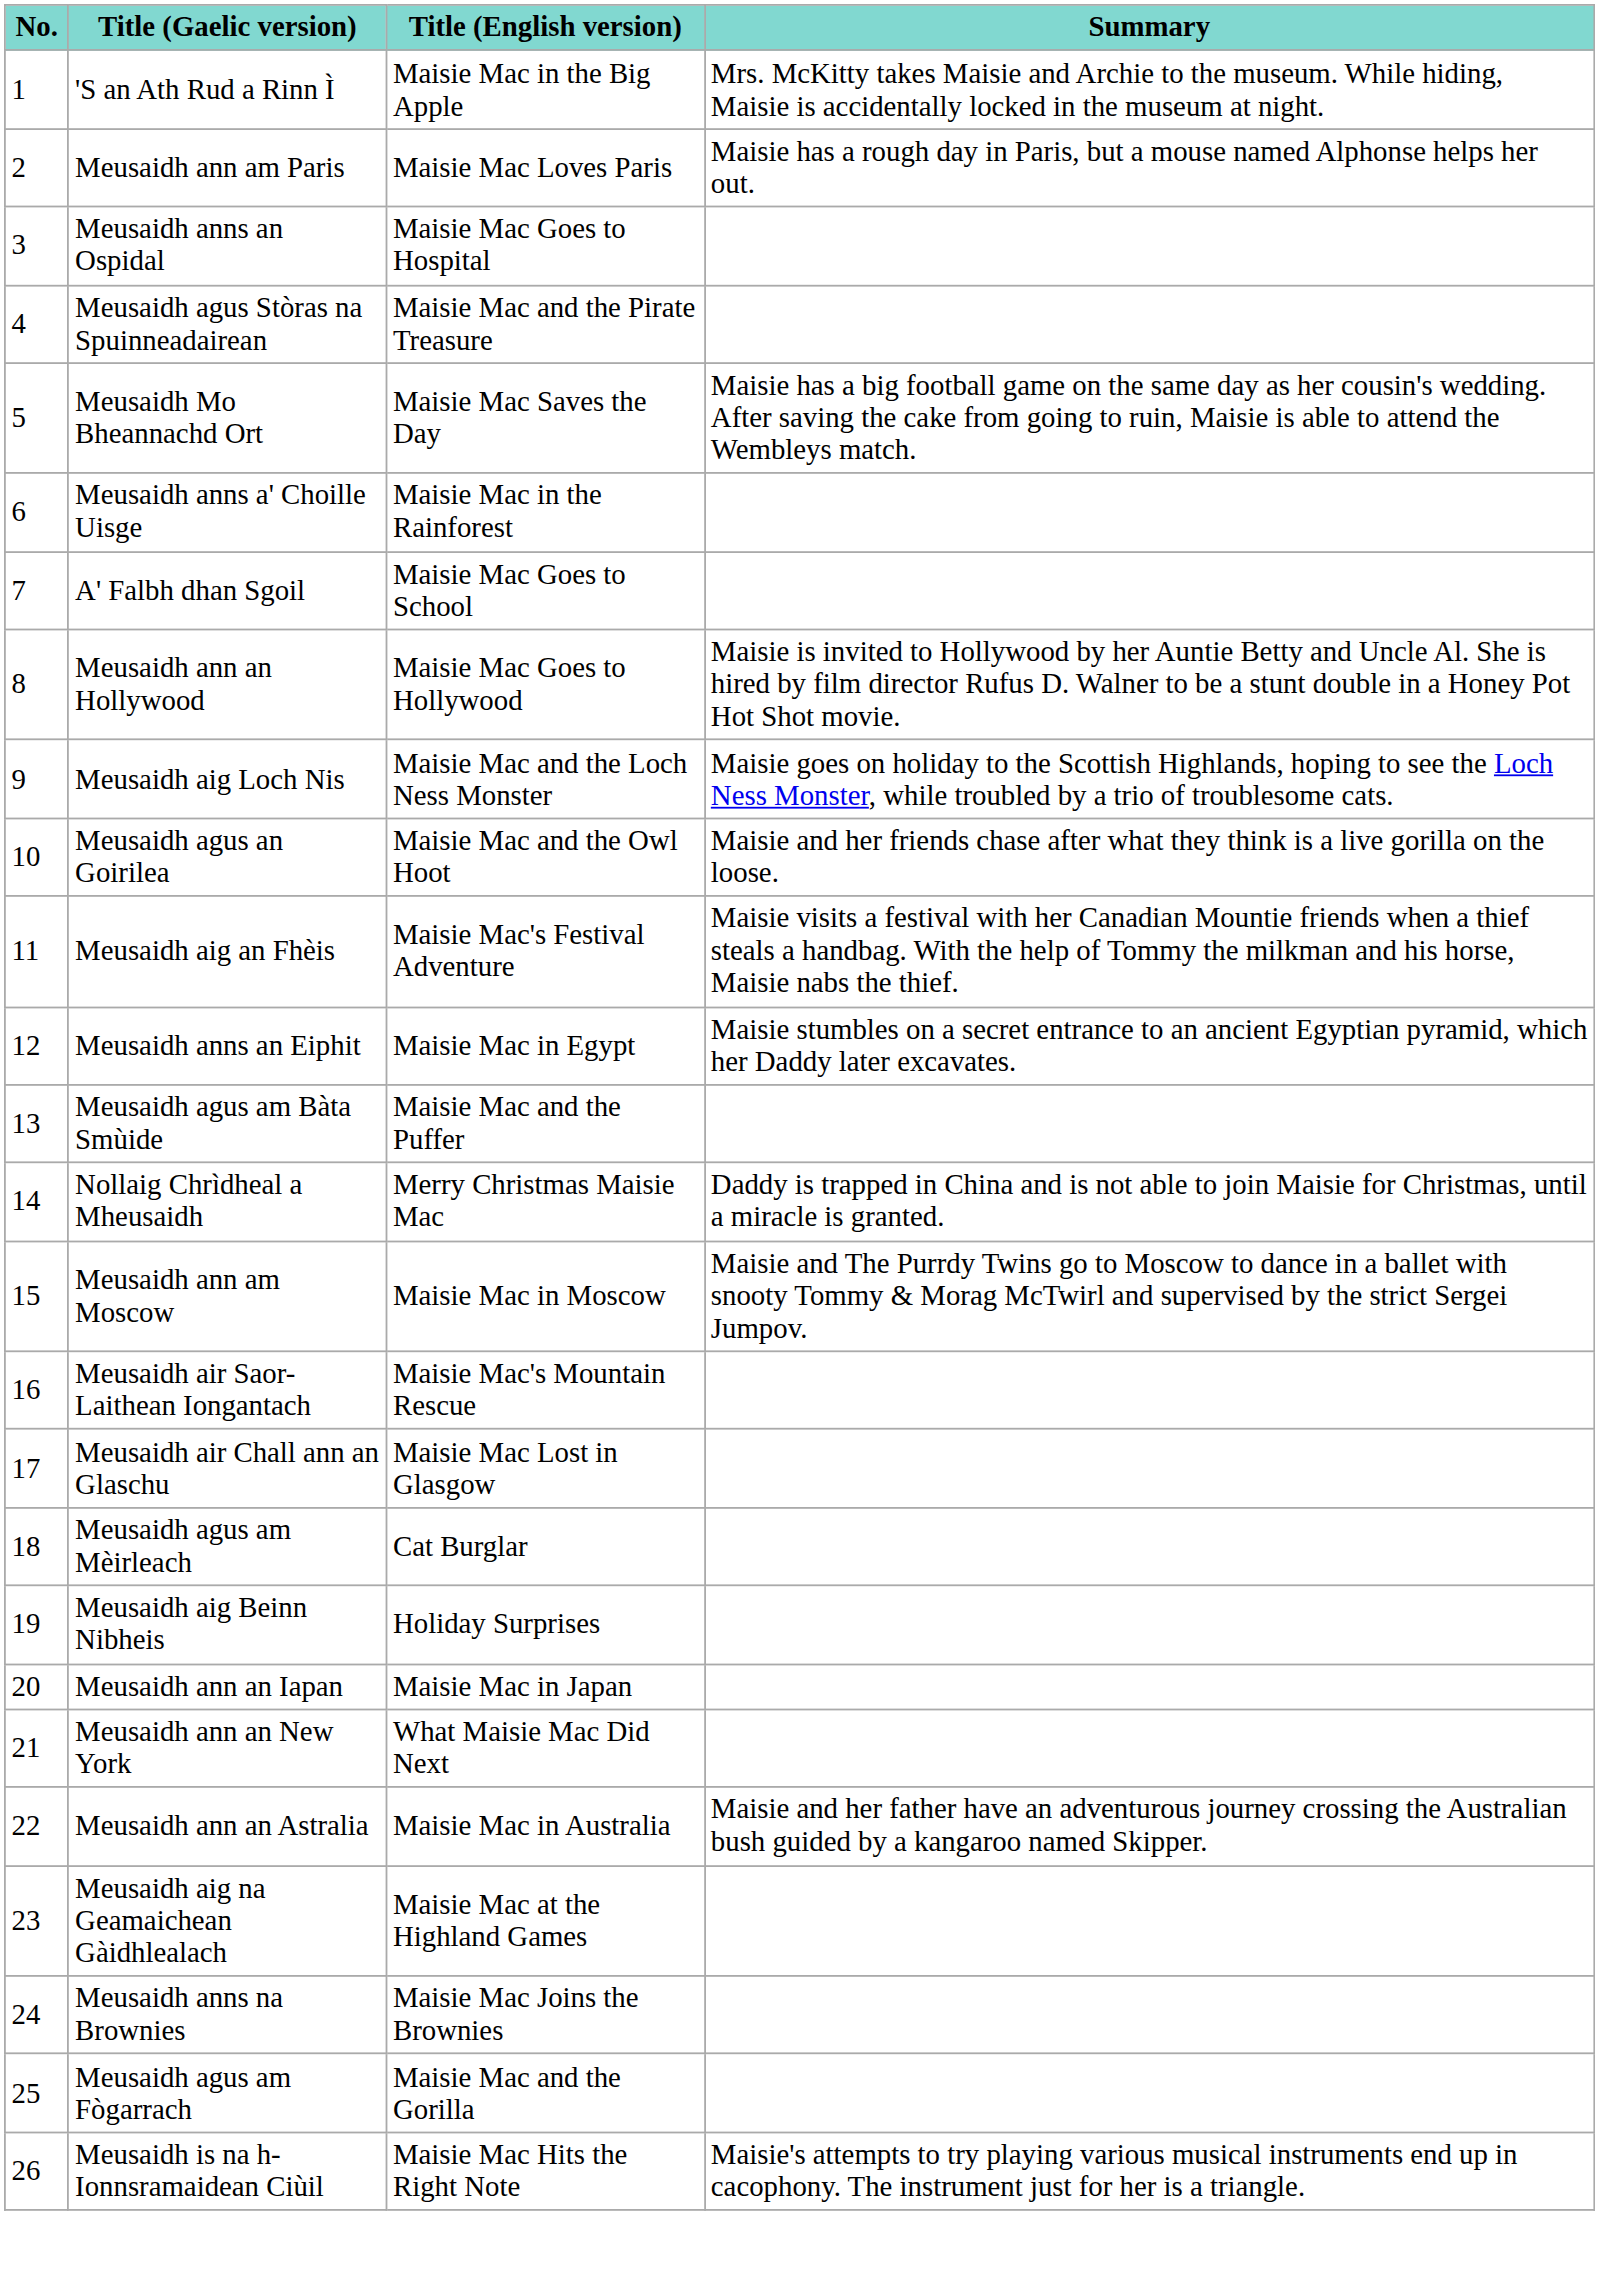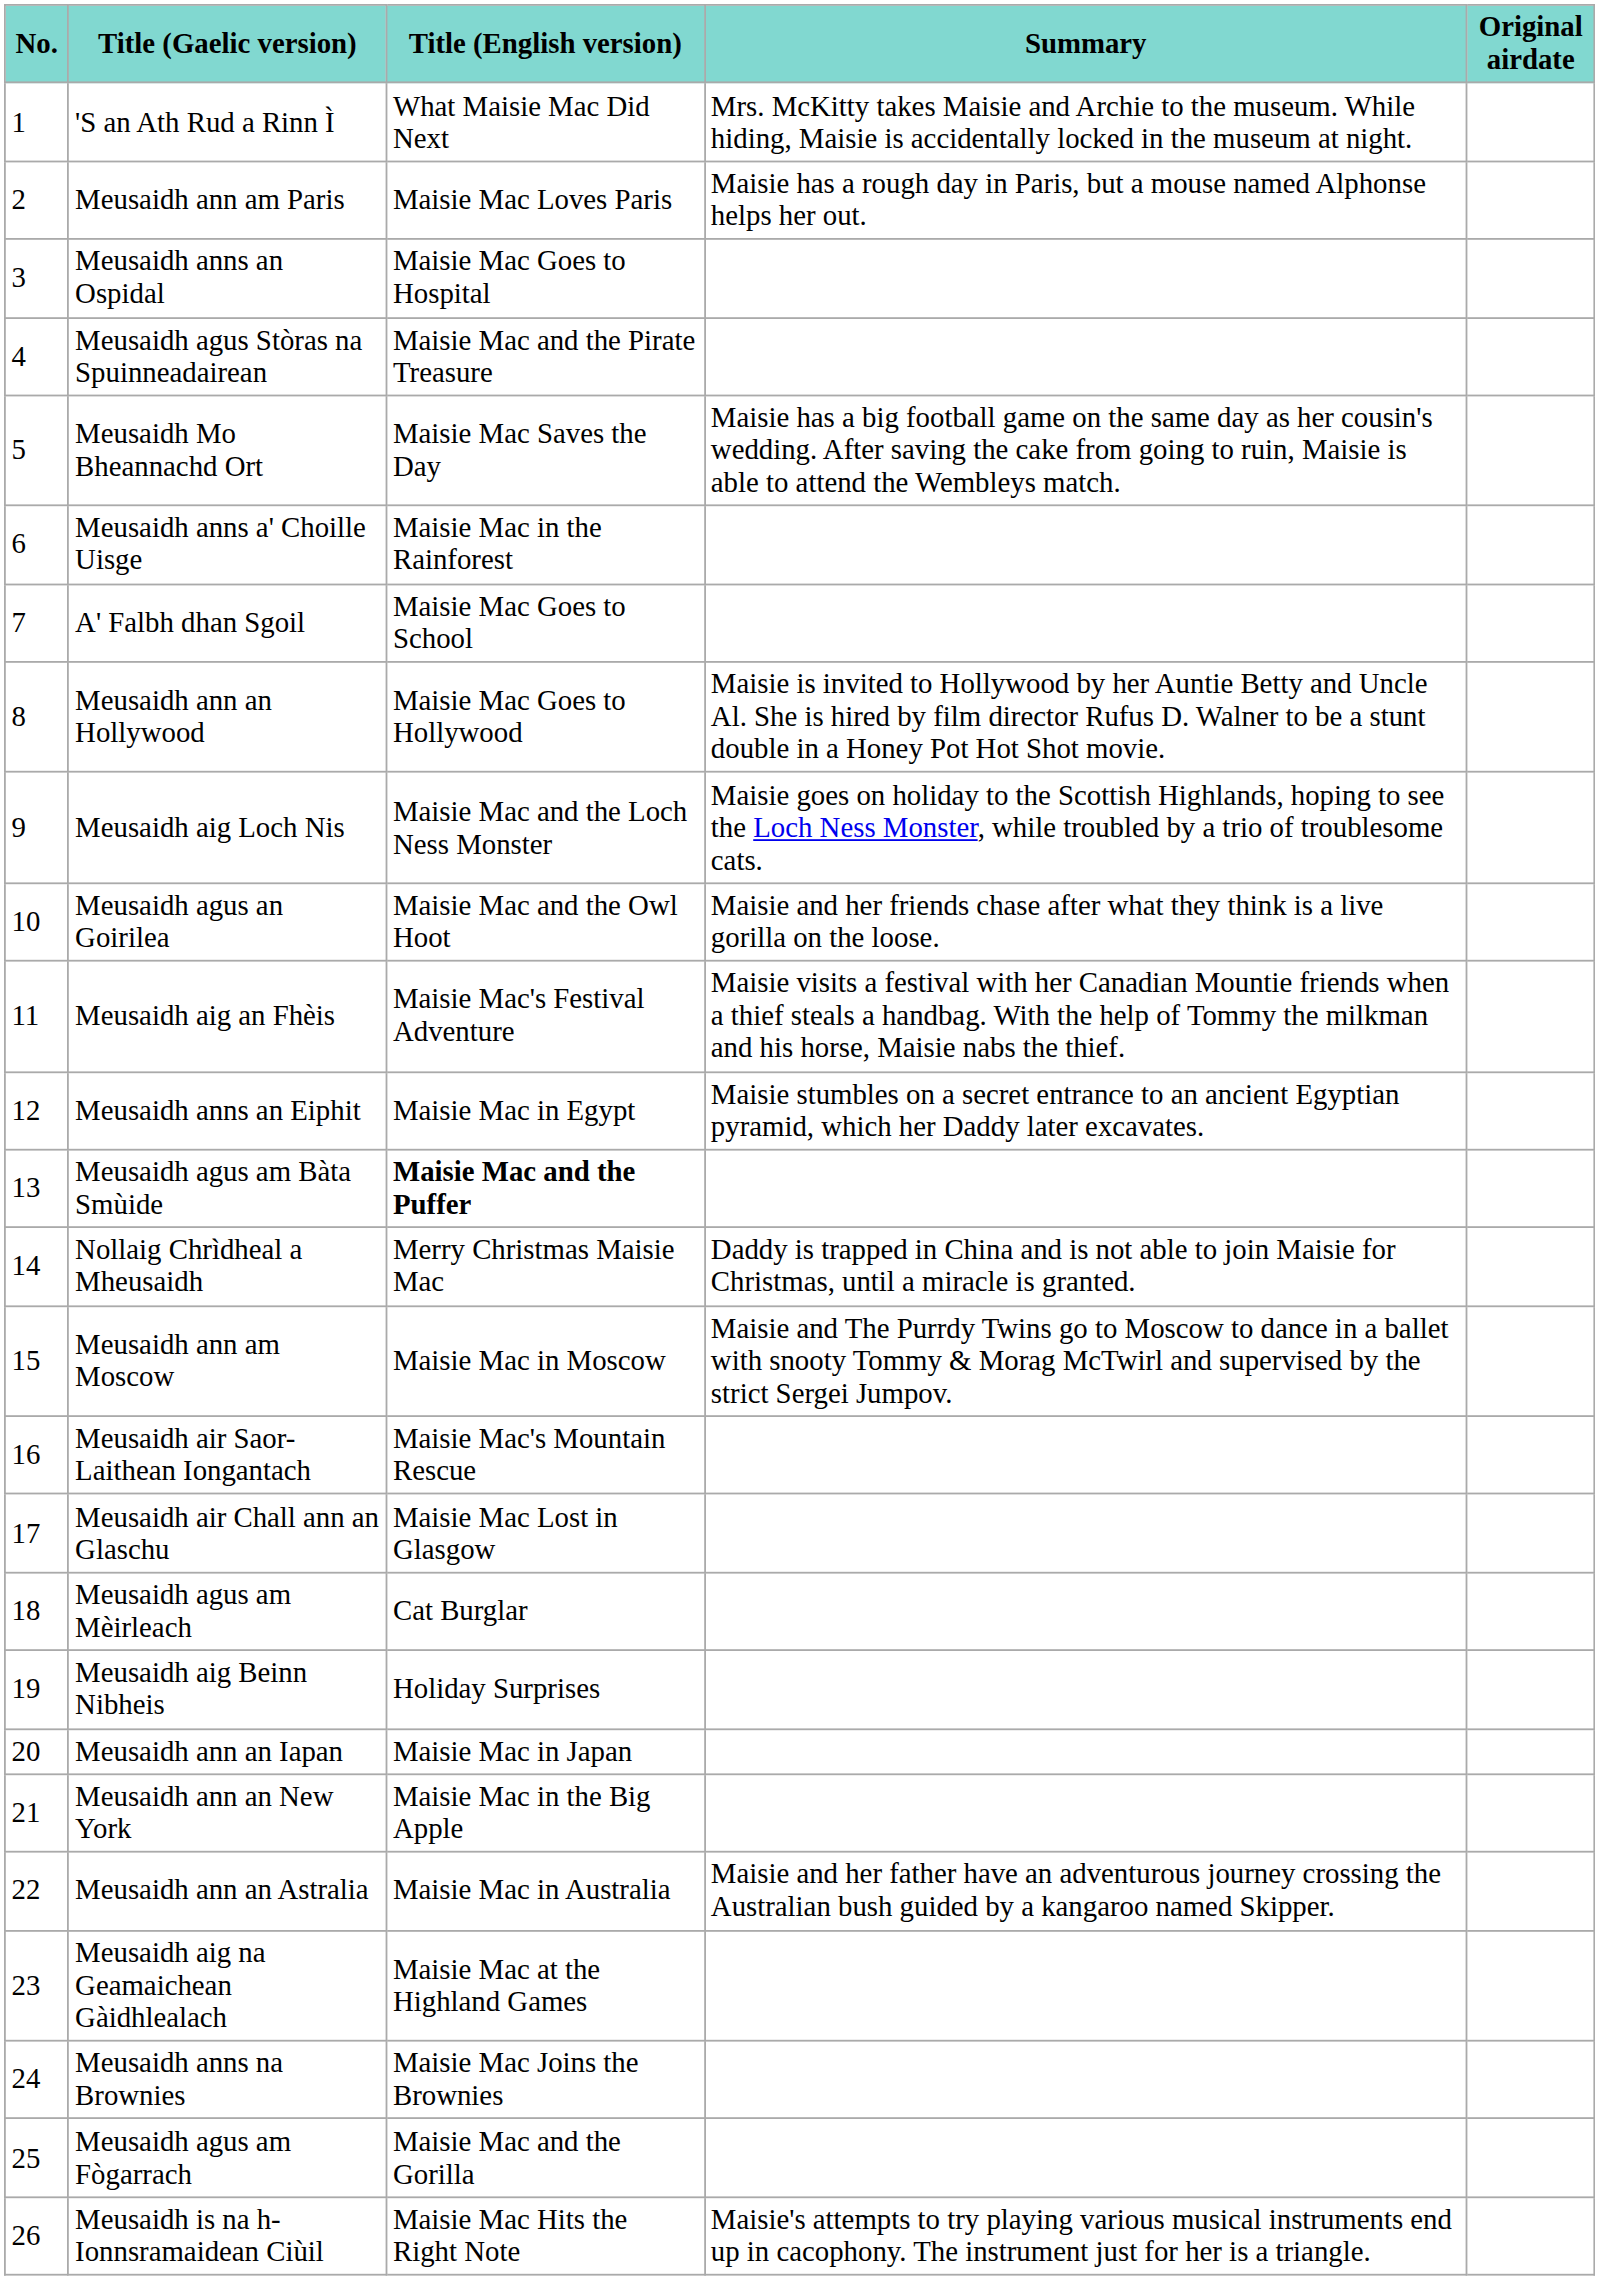+ column: (1531, 43)
(522, 89) Maisie Mac in the Big Apple -> (521, 121) What Maisie Mac Did Next
(507, 1123) normal -> (514, 1188) bold
(521, 1747) What Maisie Mac Did Next -> (522, 1812) Maisie Mac in the Big Apple
